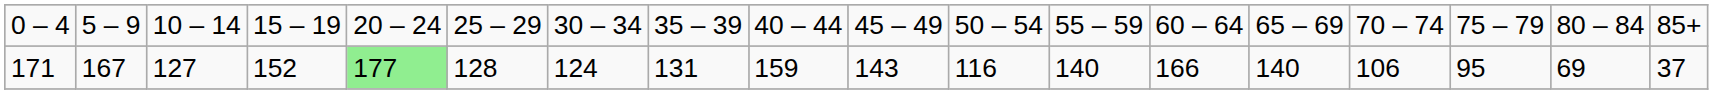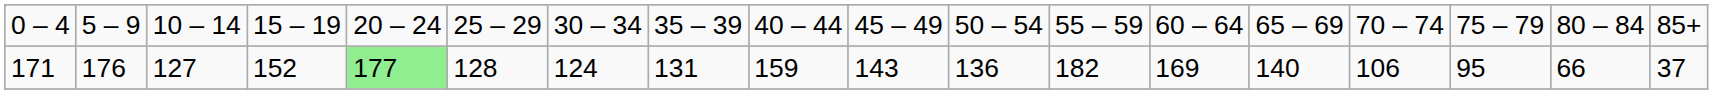(104, 67) 167 -> (104, 67) 176
(976, 67) 116 -> (977, 67) 136
(1077, 67) 140 -> (1077, 67) 182
(1177, 67) 166 -> (1177, 67) 169
(1571, 67) 69 -> (1571, 67) 66
